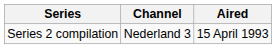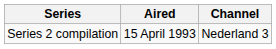columns swapped: (157, 14) <-> (233, 14)
